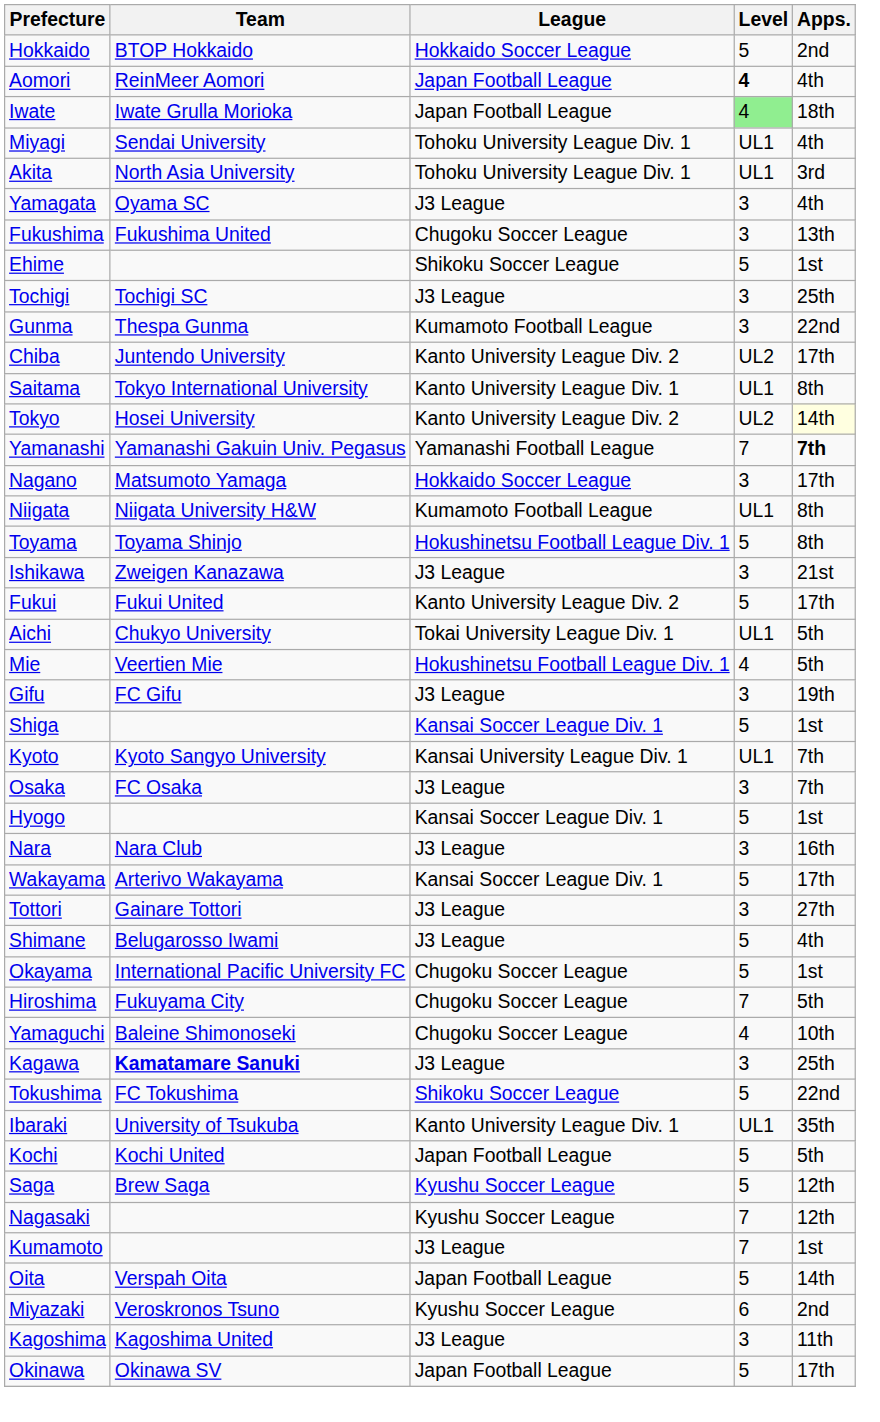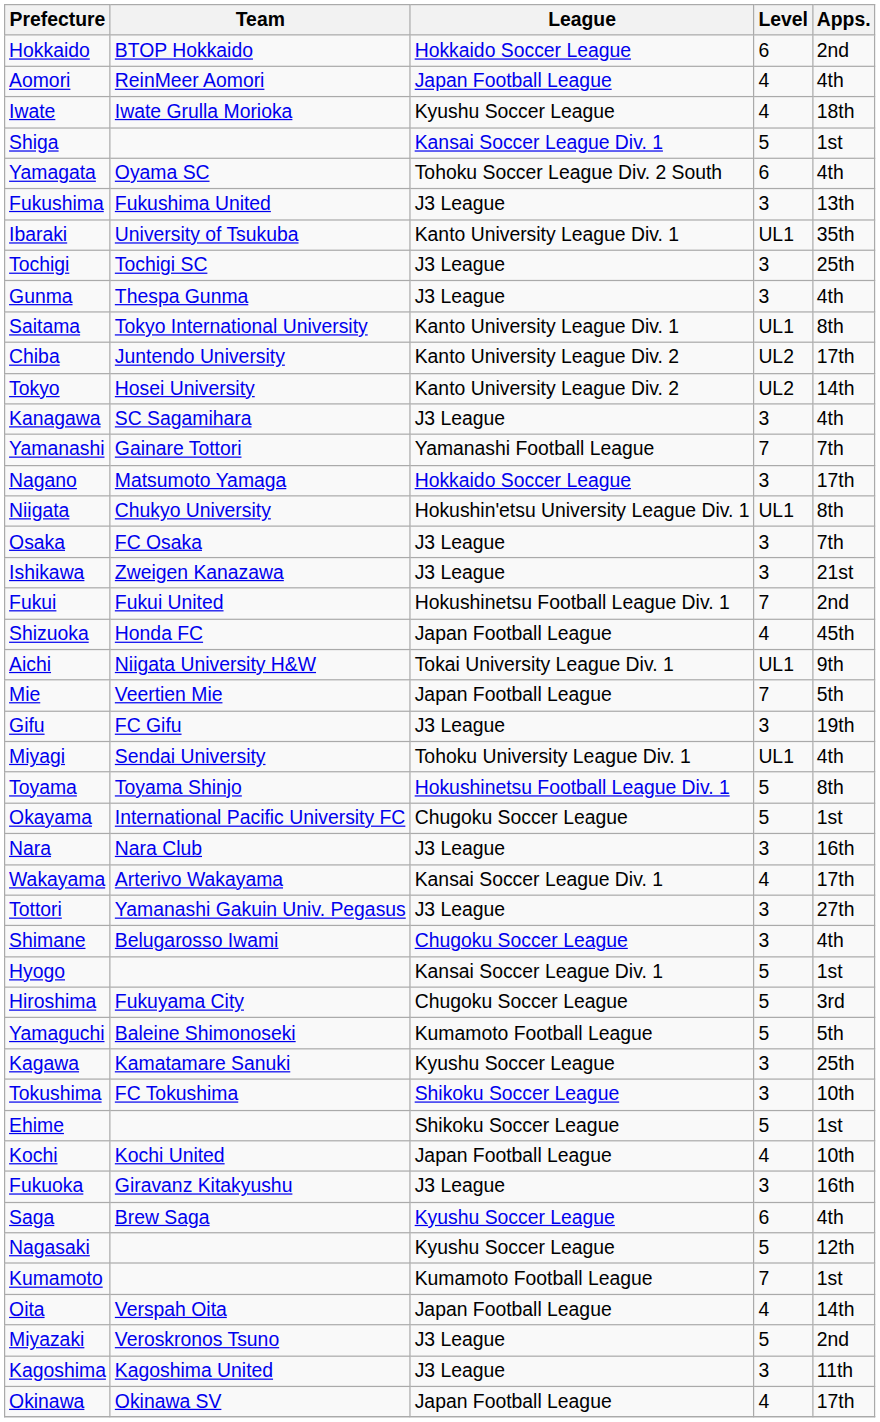(744, 50) 5 -> (764, 50) 6
(744, 81) bold -> (764, 81) normal
(513, 111) Japan Football League -> (515, 111) Kyushu Soccer League
(744, 111) lightgreen background -> (764, 111) no background
rows swapped: (37, 142) <-> (34, 726)
- row: (31, 173)
(460, 204) J3 League -> (568, 173) Tohoku Soccer League Div. 2 South
(744, 204) 3 -> (764, 173) 6
(521, 234) Chugoku Soccer League -> (460, 204) J3 League
rows swapped: (38, 1125) <-> (37, 265)
(534, 326) Kumamoto Football League -> (460, 296) J3 League
(819, 326) 22nd -> (830, 296) 4th
rows swapped: (45, 388) <-> (34, 357)
(816, 419) lightyellow background -> (836, 388) no background
+ row: (55, 419)
(260, 449) Yamanashi Gakuin Univ. Pegasus -> (178, 449) Gainare Tottori
(812, 449) bold -> (830, 449) normal
(215, 511) Niigata University H&W -> (193, 511) Chukyo University
(534, 511) Kumamoto Football League -> (582, 511) Hokushin'etsu University League Div. 1
rows swapped: (43, 541) <-> (37, 787)
(547, 603) Kanto University League Div. 2 -> (572, 603) Hokushinetsu Football League Div. 1
(744, 603) 5 -> (764, 603) 7
(816, 603) 17th -> (833, 603) 2nd
+ row: (49, 633)
(193, 633) Chukyo University -> (215, 664) Niigata University H&W
(810, 633) 5th -> (830, 664) 9th
(572, 664) Hokushinetsu Football League Div. 1 -> (513, 695) Japan Football League
(744, 664) 4 -> (764, 695) 7
- row: (34, 756)
rows swapped: (37, 818) <-> (50, 971)
(744, 879) 5 -> (764, 879) 4
(178, 910) Gainare Tottori -> (260, 910) Yamanashi Gakuin Univ. Pegasus
(460, 940) J3 League -> (521, 940) Chugoku Soccer League
(744, 940) 5 -> (764, 940) 3
(744, 1002) 7 -> (764, 1002) 5
(810, 1002) 5th -> (831, 1002) 3rd
(521, 1033) Chugoku Soccer League -> (534, 1033) Kumamoto Football League
(744, 1033) 4 -> (764, 1033) 5
(816, 1033) 10th -> (830, 1033) 5th
(207, 1063) bold -> (203, 1063) normal
(460, 1063) J3 League -> (515, 1063) Kyushu Soccer League
(744, 1094) 5 -> (764, 1094) 3
(819, 1094) 22nd -> (836, 1094) 10th
(744, 1155) 5 -> (764, 1155) 4
(810, 1155) 5th -> (836, 1155) 10th
+ row: (46, 1186)
(744, 1186) 5 -> (764, 1217) 6
(816, 1186) 12th -> (830, 1217) 4th
(744, 1217) 7 -> (764, 1248) 5
(460, 1248) J3 League -> (534, 1278) Kumamoto Football League
(744, 1278) 5 -> (764, 1309) 4
(515, 1309) Kyushu Soccer League -> (460, 1340) J3 League
(744, 1309) 6 -> (764, 1340) 5
(744, 1370) 5 -> (764, 1401) 4
